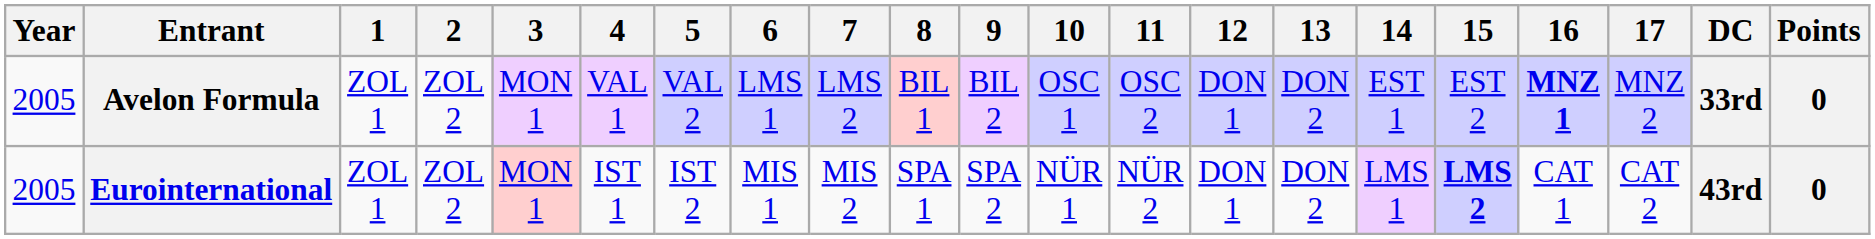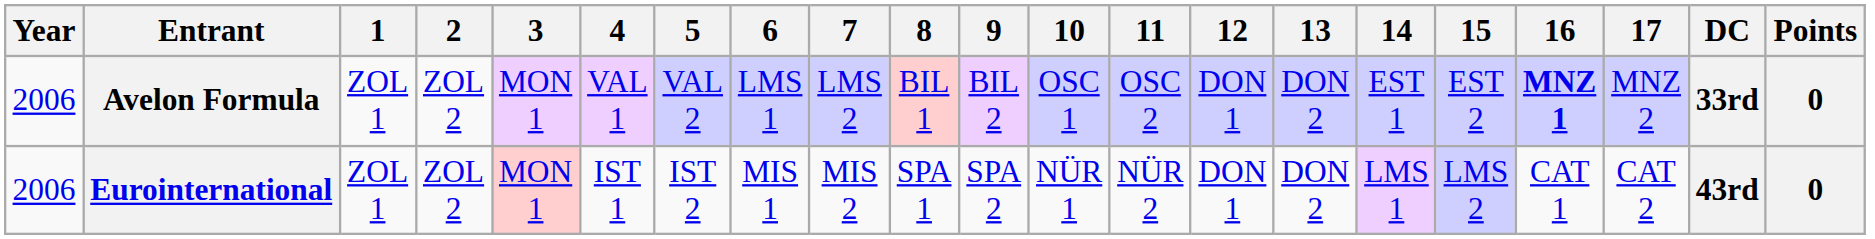(44, 100) 2005 -> (44, 100) 2006
(44, 189) 2005 -> (44, 189) 2006
(1478, 189) bold -> (1476, 189) normal
